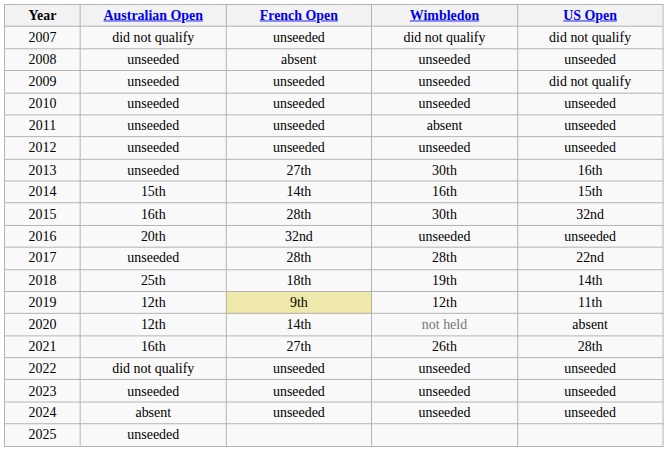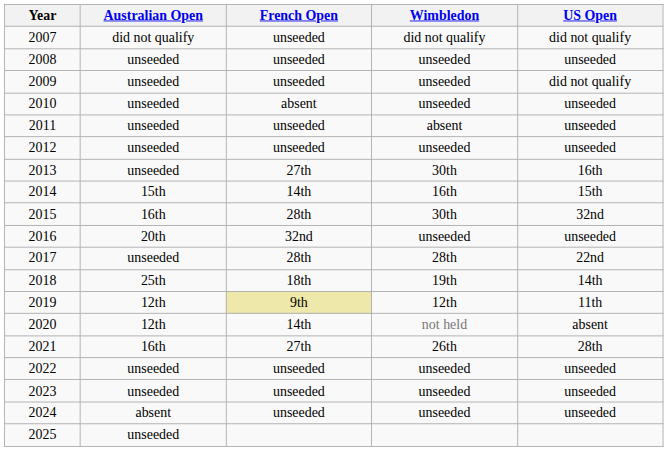(299, 59) absent -> (299, 59) unseeded
(299, 103) unseeded -> (299, 103) absent
(153, 368) did not qualify -> (153, 368) unseeded
